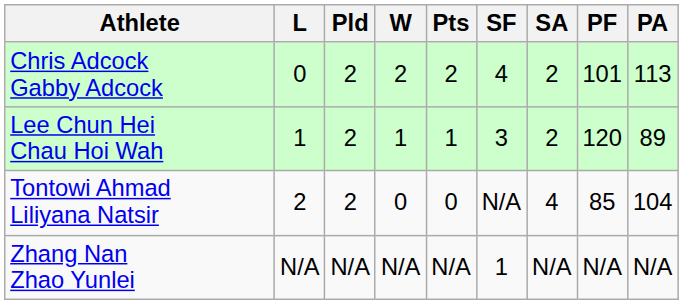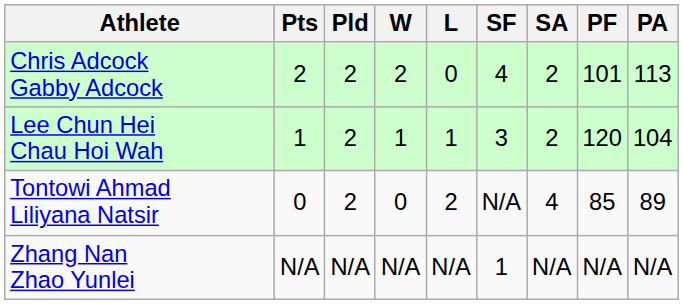columns swapped: (451, 23) <-> (300, 23)
(653, 138) 89 -> (653, 138) 104
(653, 202) 104 -> (653, 202) 89
